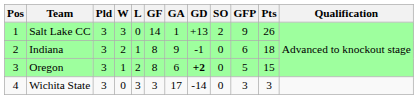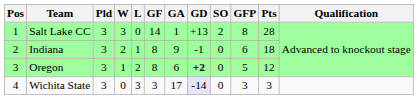(245, 31) 9 -> (245, 31) 8
(269, 31) 26 -> (269, 31) 28
(269, 67) 15 -> (269, 67) 12
(199, 85) no background -> (199, 85) lavender background
